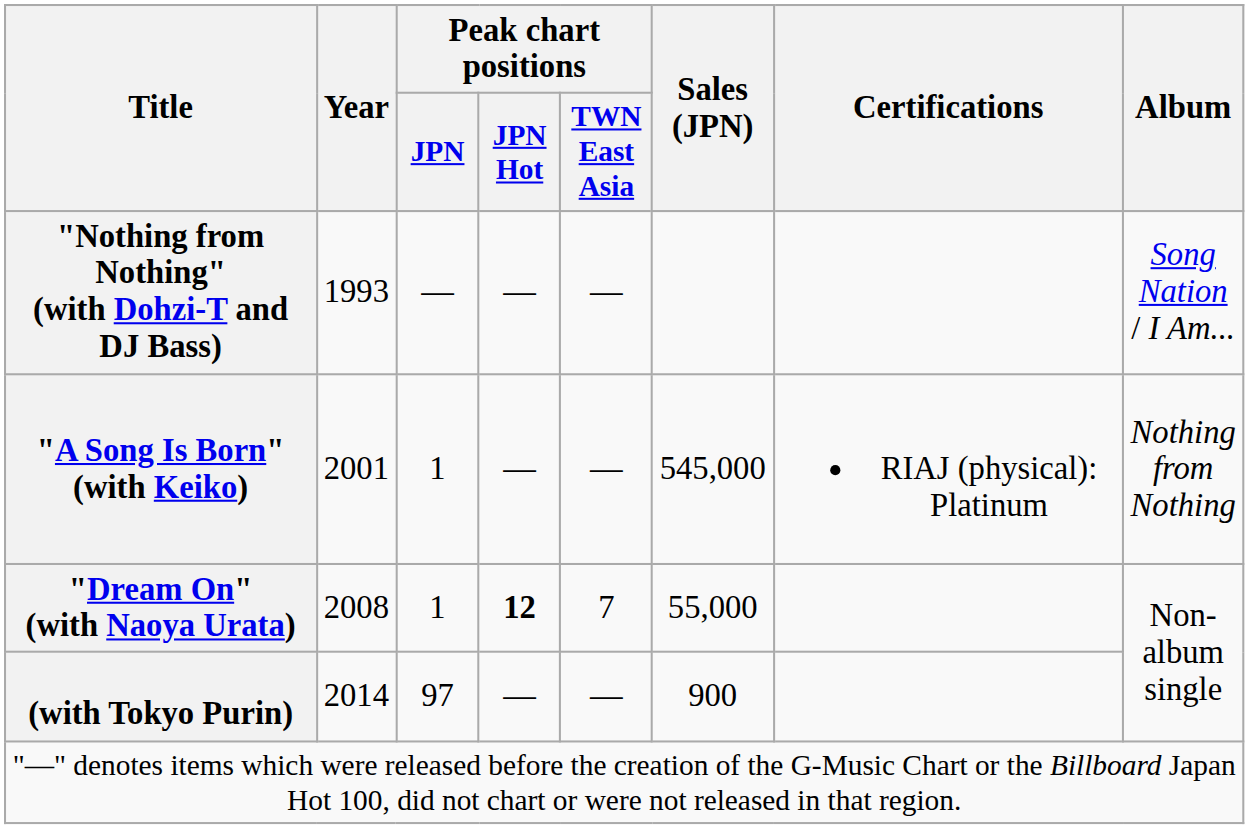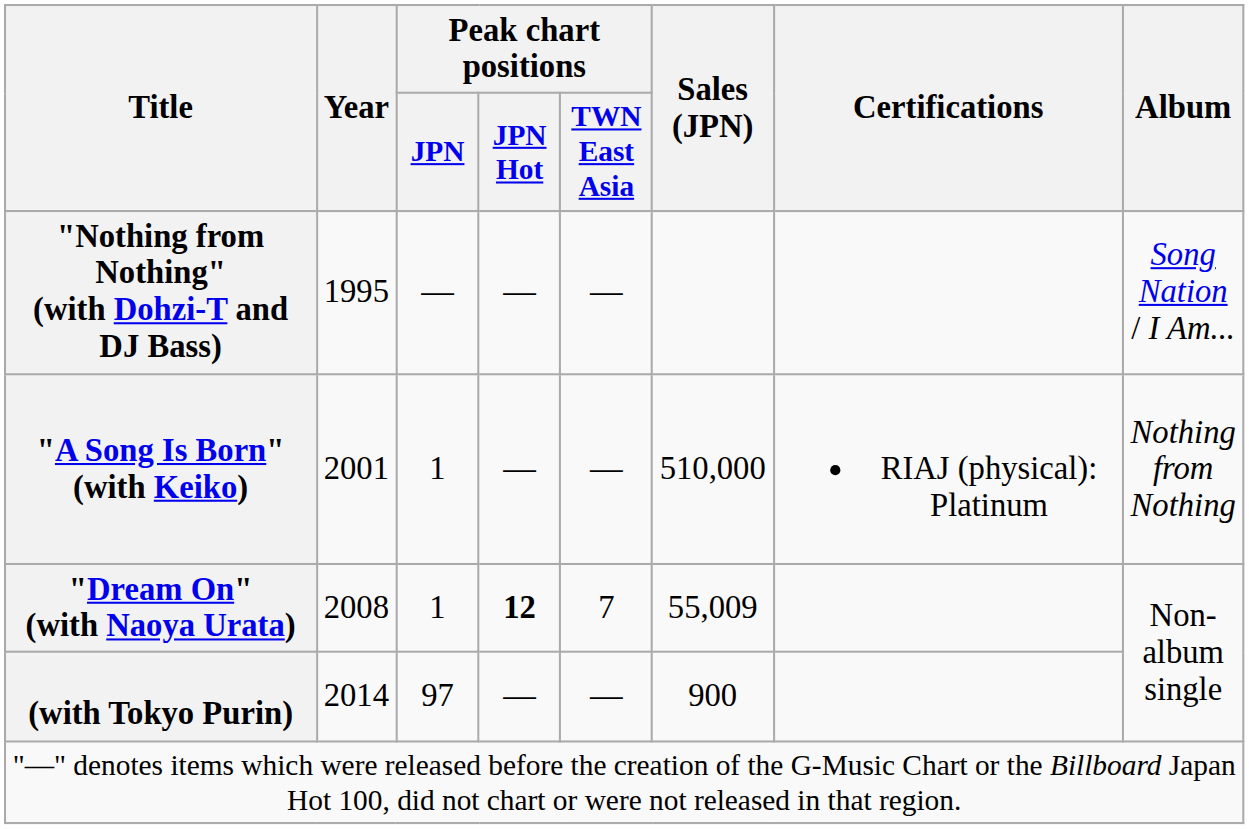(356, 291) 1993 -> (356, 291) 1995
(713, 467) 545,000 -> (713, 467) 510,000
(713, 607) 55,000 -> (713, 607) 55,009
